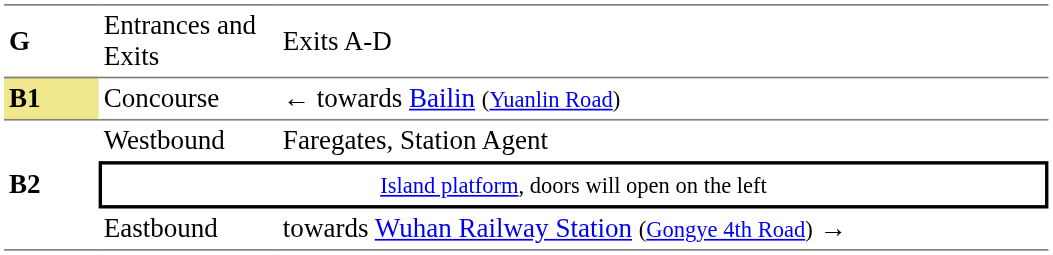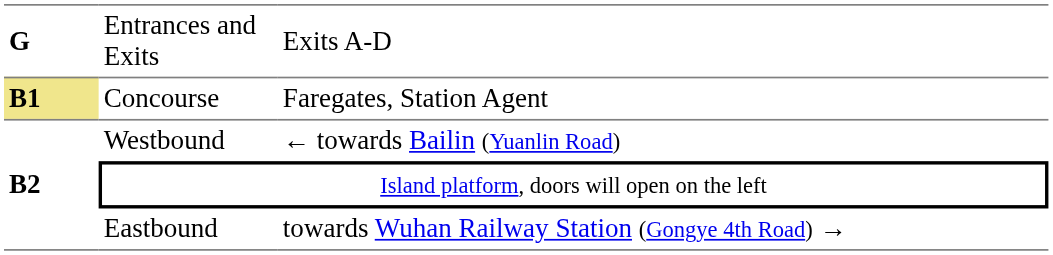(452, 98) ← towards Bailin (Yuanlin Road) -> (415, 98) Faregates, Station Agent
(415, 140) Faregates, Station Agent -> (452, 140) ← towards Bailin (Yuanlin Road)
